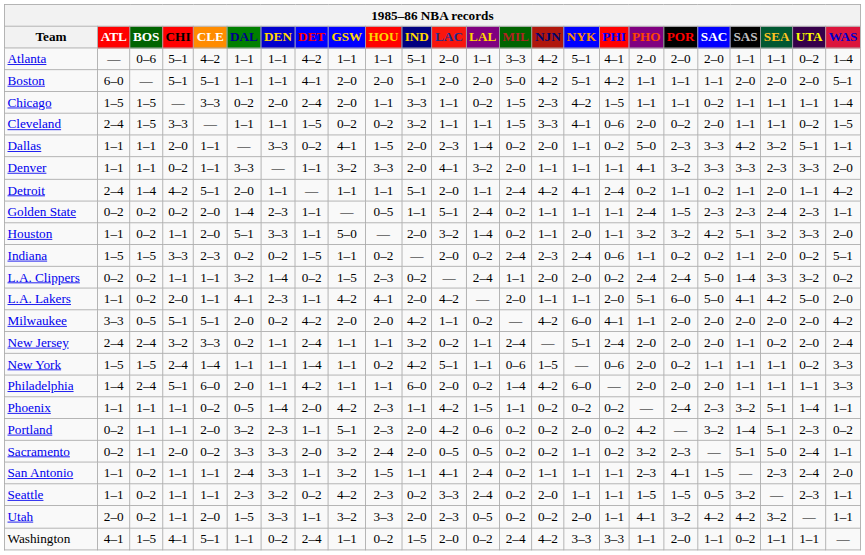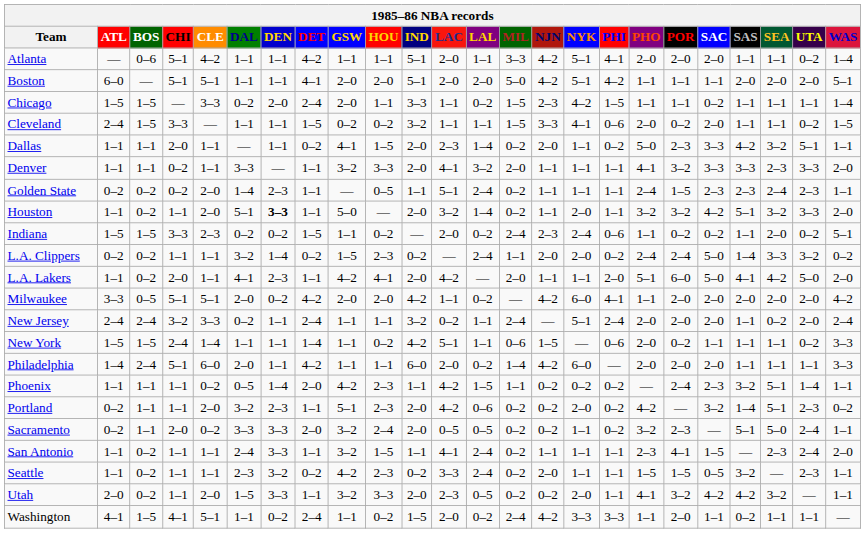(278, 146) 3–3 -> (278, 146) 1–1
- row: (26, 190)
(278, 233) normal -> (278, 211) bold
